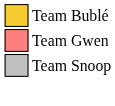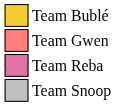+ row: (68, 65)
